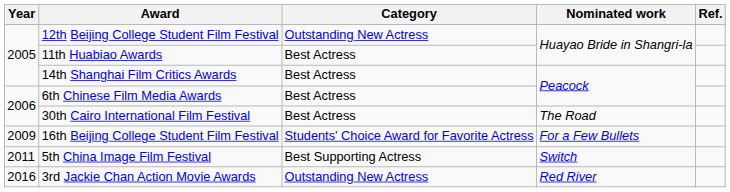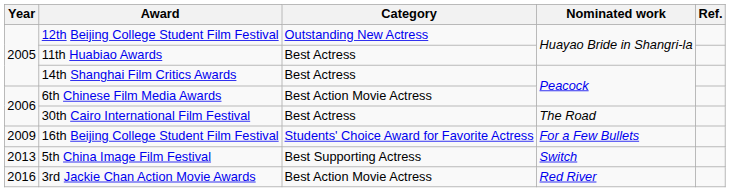(320, 95) Best Actress -> (358, 95) Best Action Movie Actress
(21, 156) 2011 -> (22, 156) 2013
(356, 177) Outstanding New Actress -> (358, 177) Best Action Movie Actress
